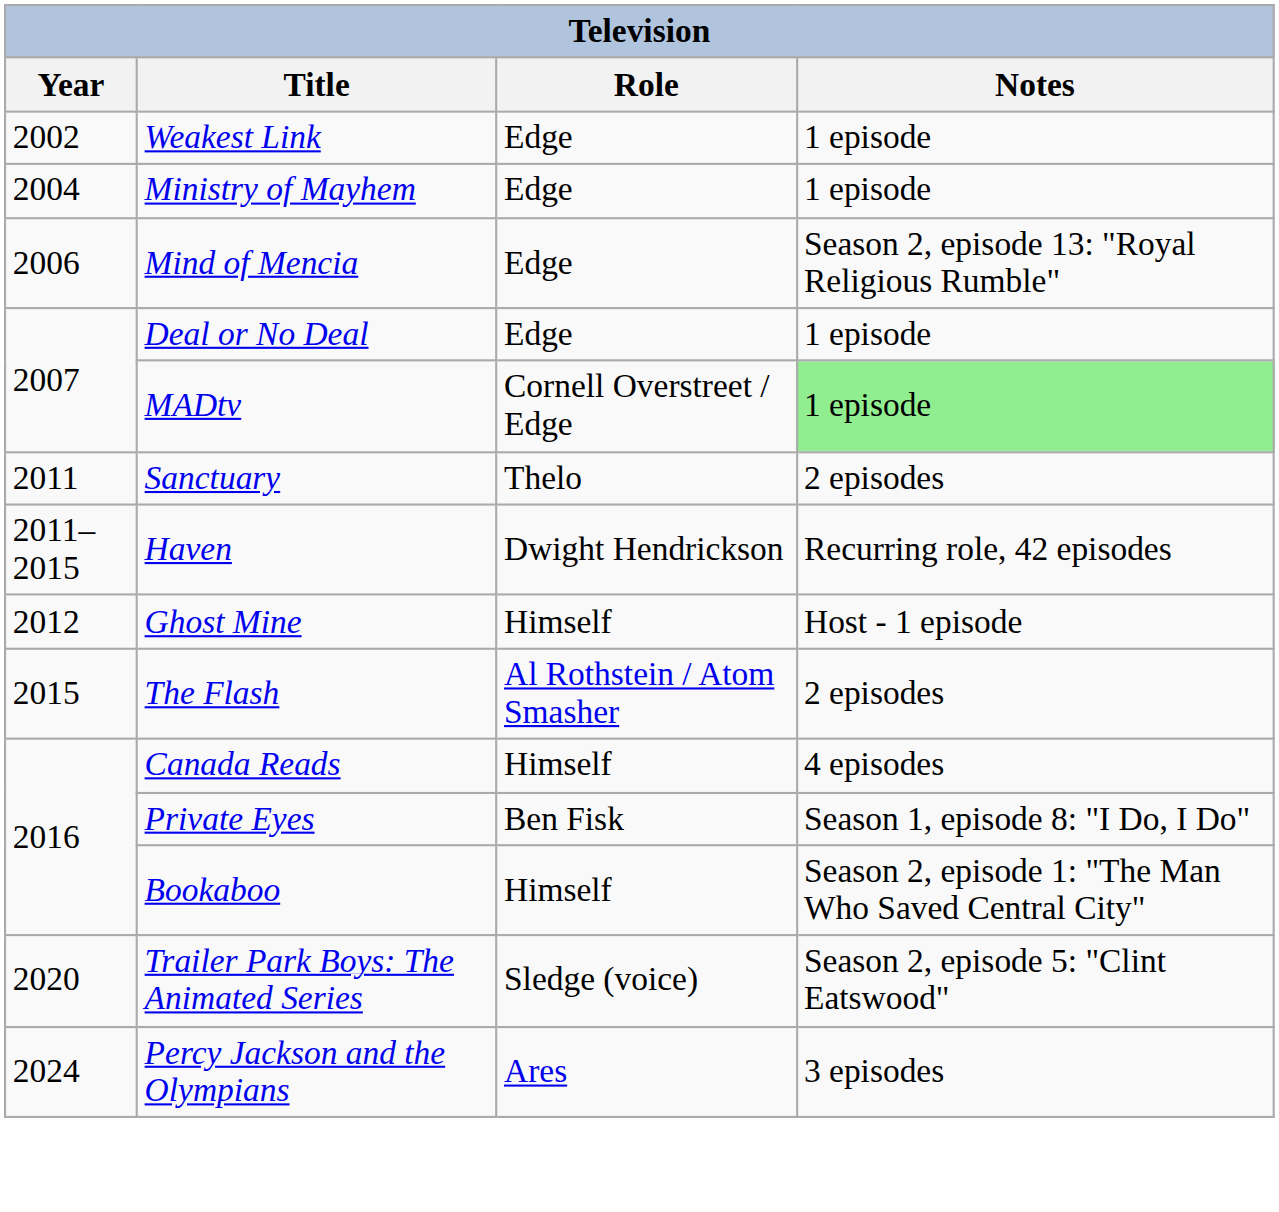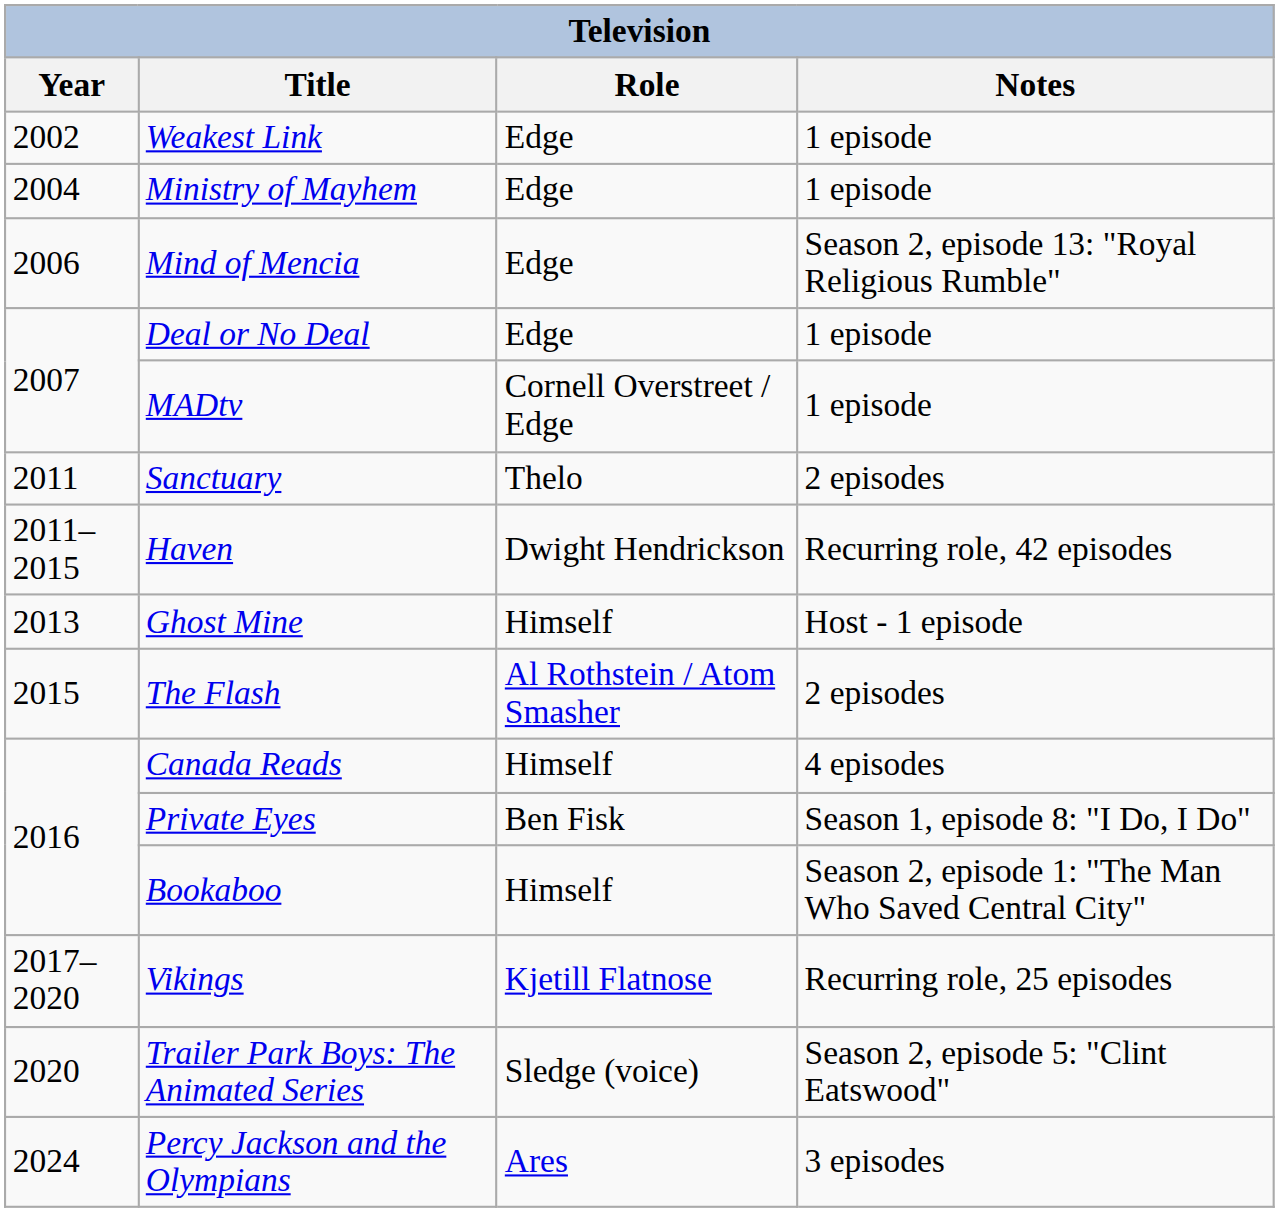(868, 405) lightgreen background -> (868, 405) no background
(46, 621) 2012 -> (46, 621) 2013
+ row: (195, 980)
